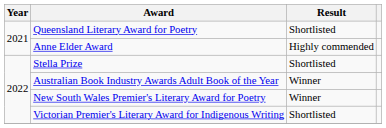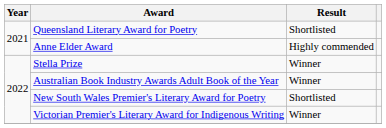(312, 64) Shortlisted -> (305, 64) Winner
(305, 98) Winner -> (312, 98) Shortlisted
(312, 115) Shortlisted -> (305, 115) Winner
